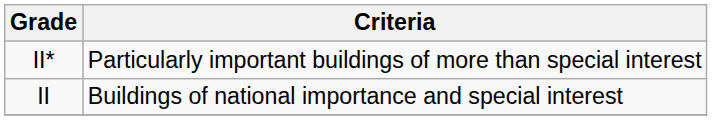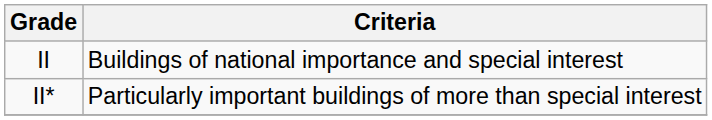rows swapped: (44, 59) <-> (44, 96)
